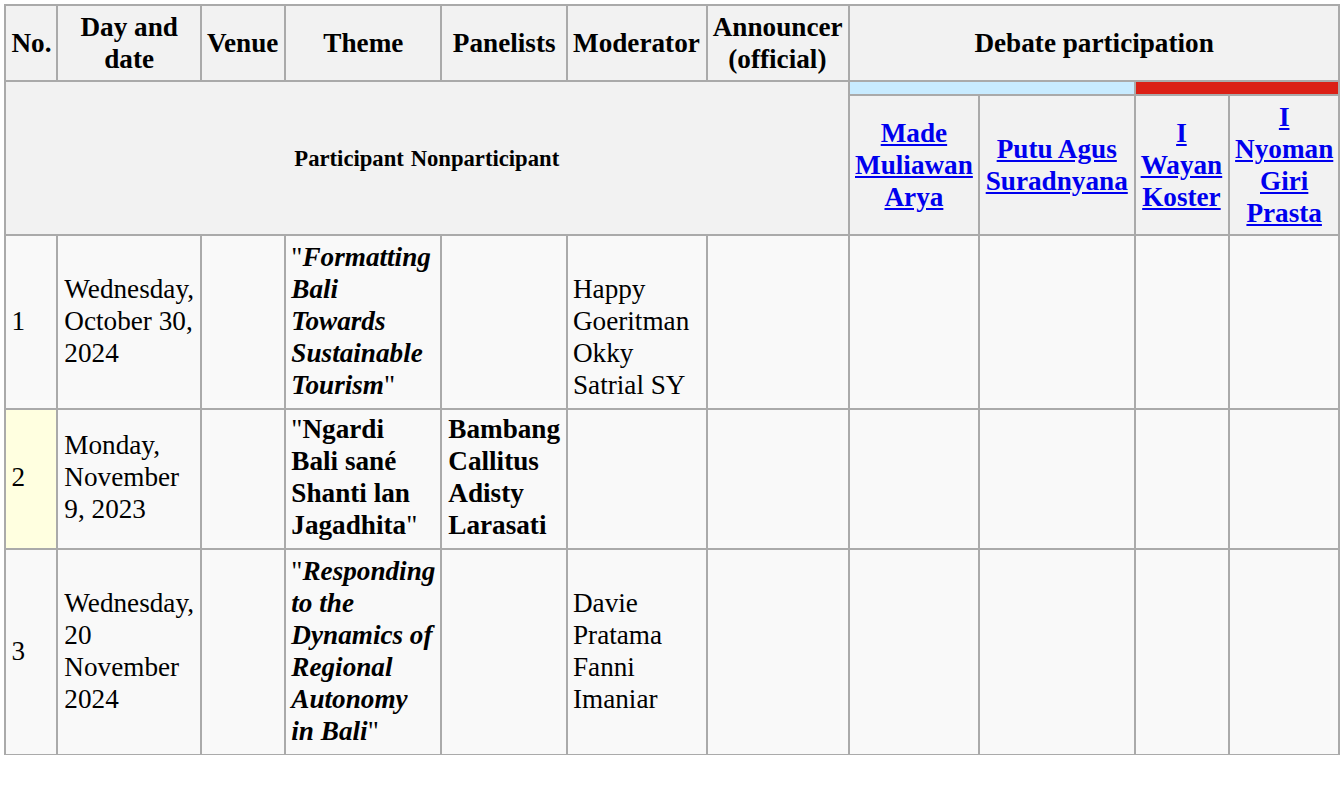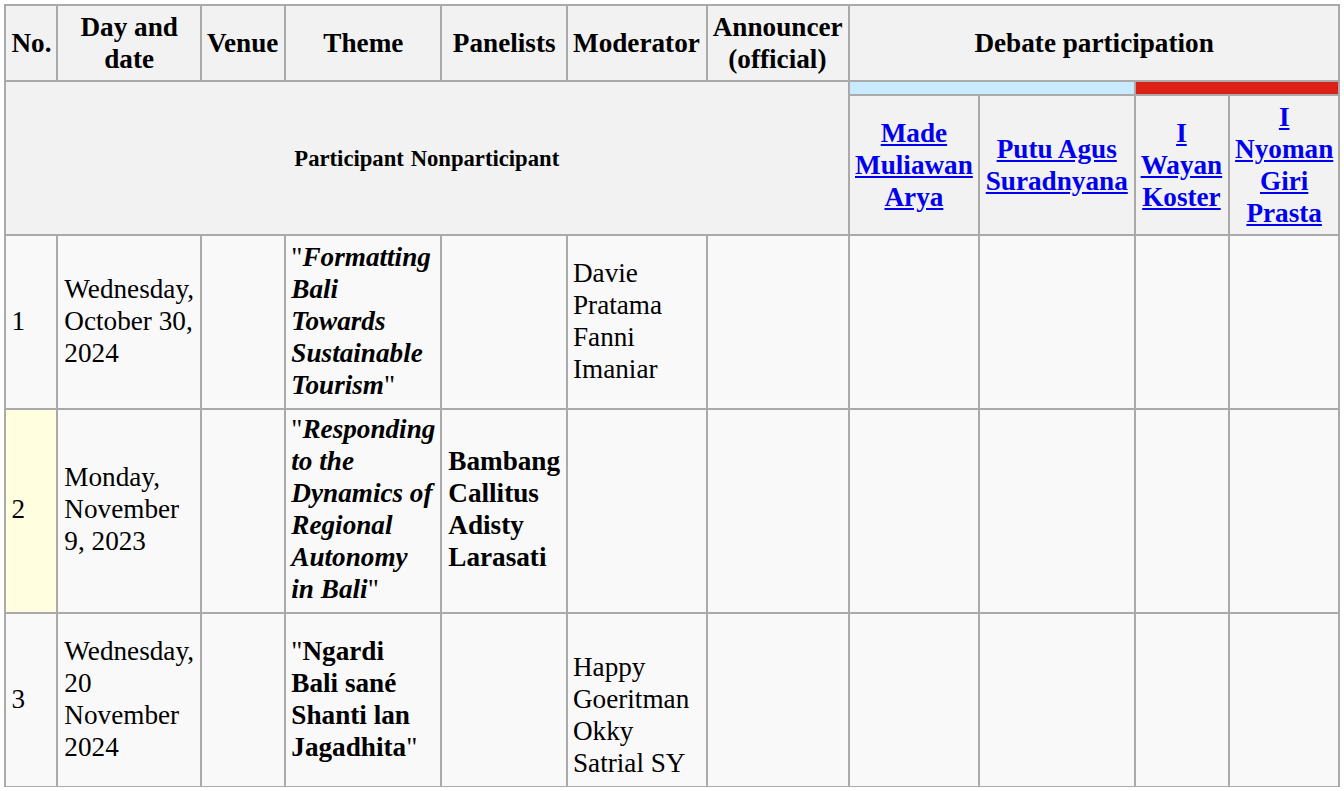(631, 337) Happy Goeritman Okky Satrial SY -> (618, 321) Davie Pratama Fanni Imaniar
(354, 478) "Ngardi Bali sané Shanti lan Jagadhita" -> (363, 510) "Responding to the Dynamics of Regional Autonomy in Bali"
(363, 650) "Responding to the Dynamics of Regional Autonomy in Bali" -> (354, 698) "Ngardi Bali sané Shanti lan Jagadhita"
(618, 650) Davie Pratama Fanni Imaniar -> (631, 714) Happy Goeritman Okky Satrial SY
